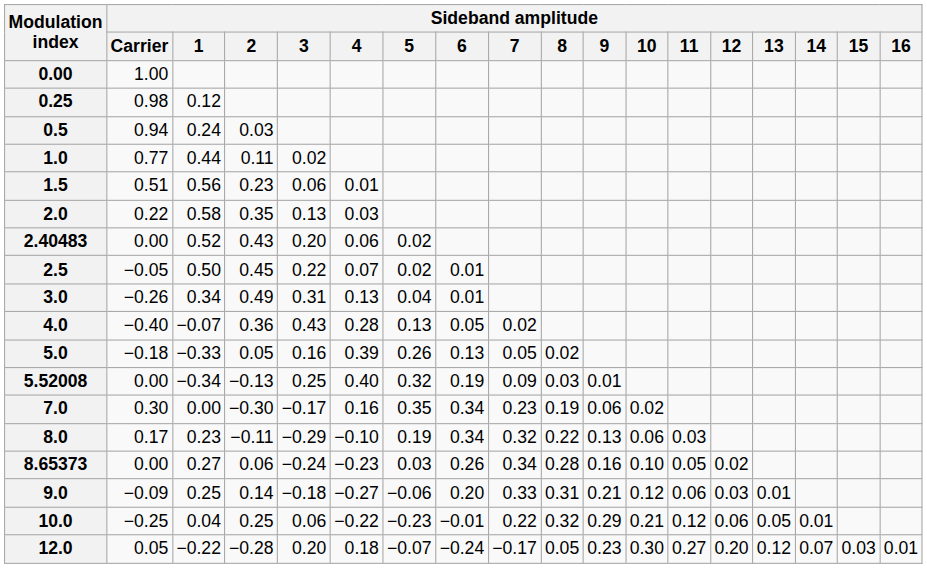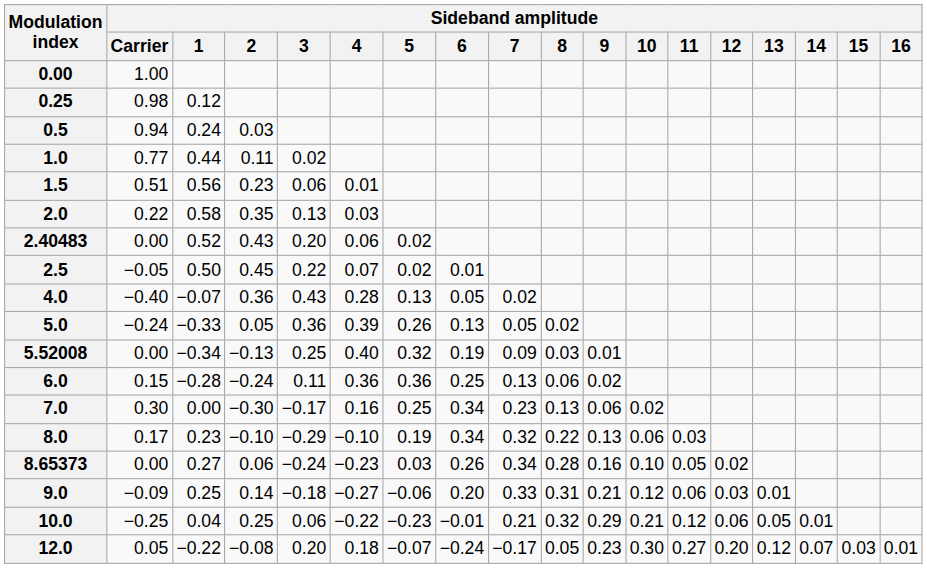- row: (56, 297)
(146, 353) −0.18 -> (146, 325) −0.24
(309, 353) 0.16 -> (309, 325) 0.36
+ row: (56, 381)
(414, 409) 0.35 -> (414, 409) 0.25
(562, 409) 0.19 -> (562, 409) 0.13
(252, 437) −0.11 -> (251, 437) −0.10
(520, 520) 0.22 -> (520, 520) 0.21
(251, 548) −0.28 -> (251, 548) −0.08
